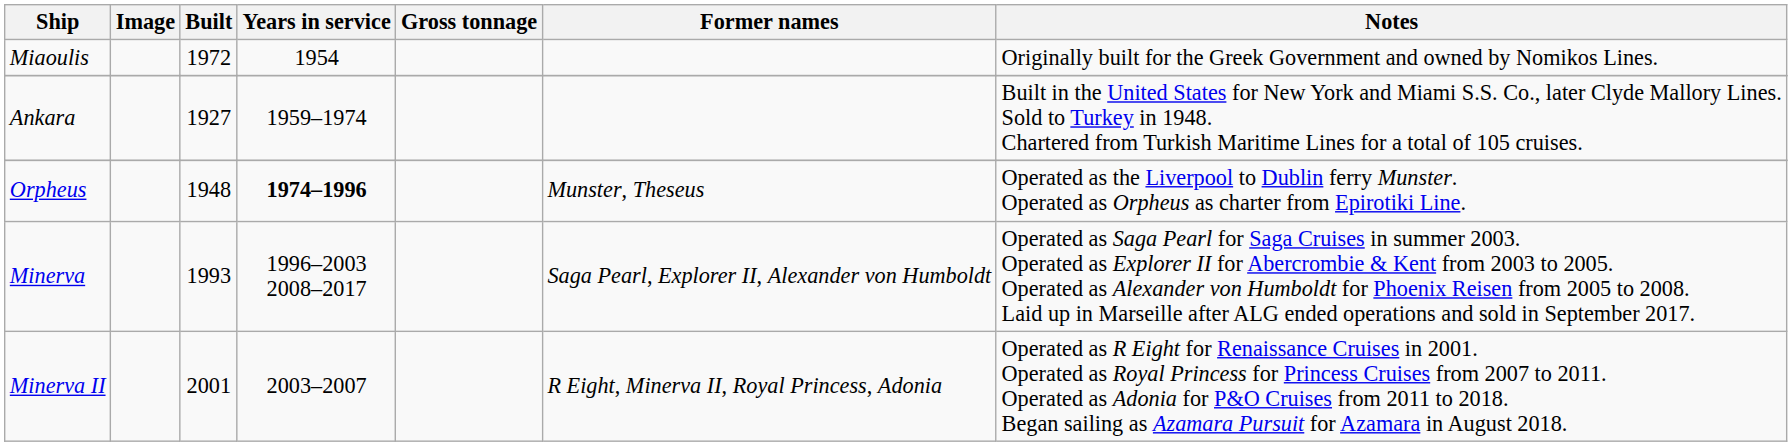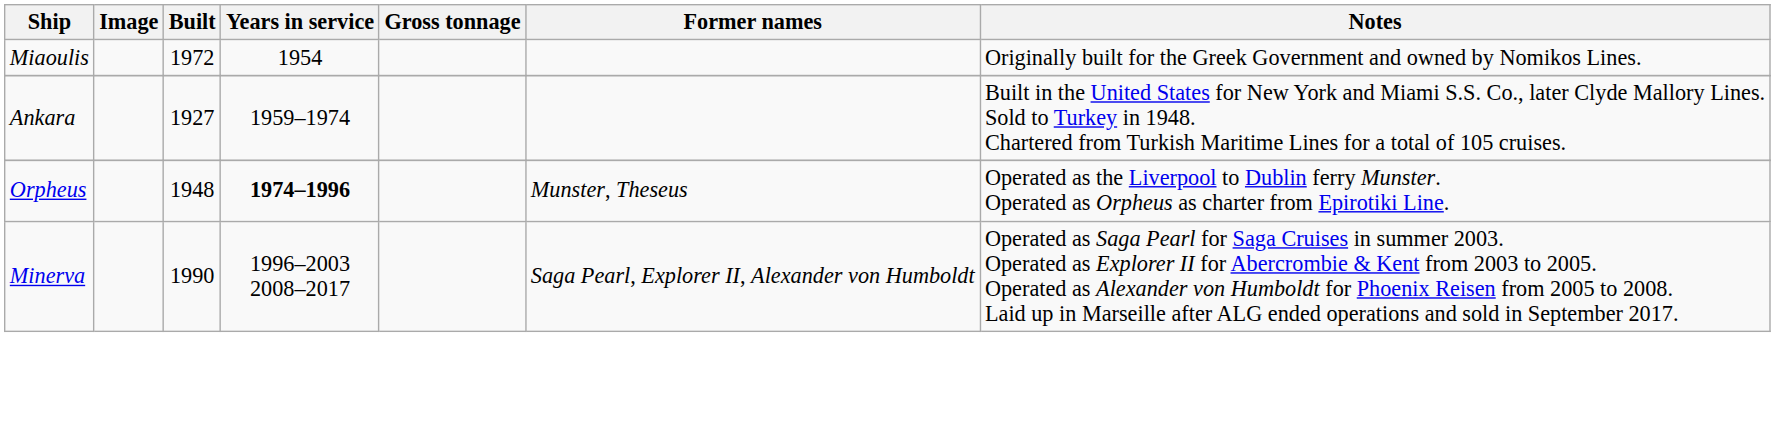(209, 275) 1993 -> (192, 275) 1990
- row: (58, 386)
